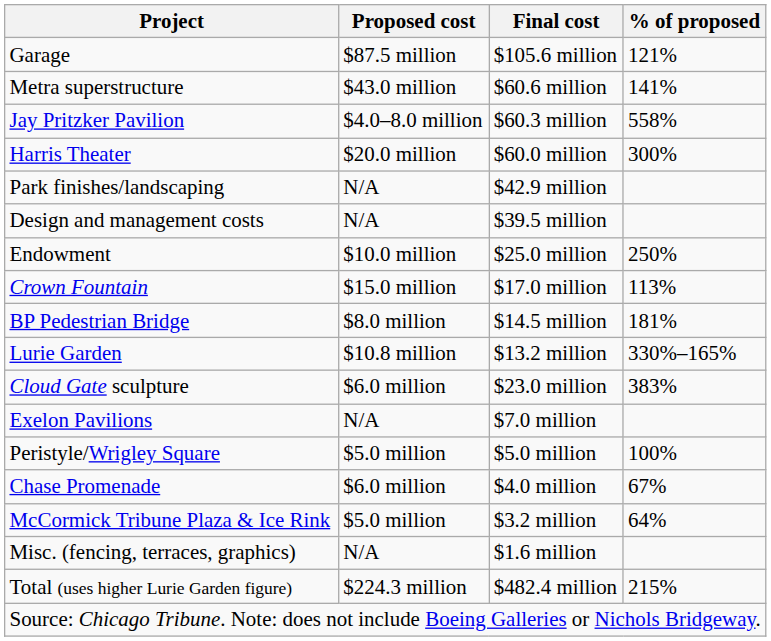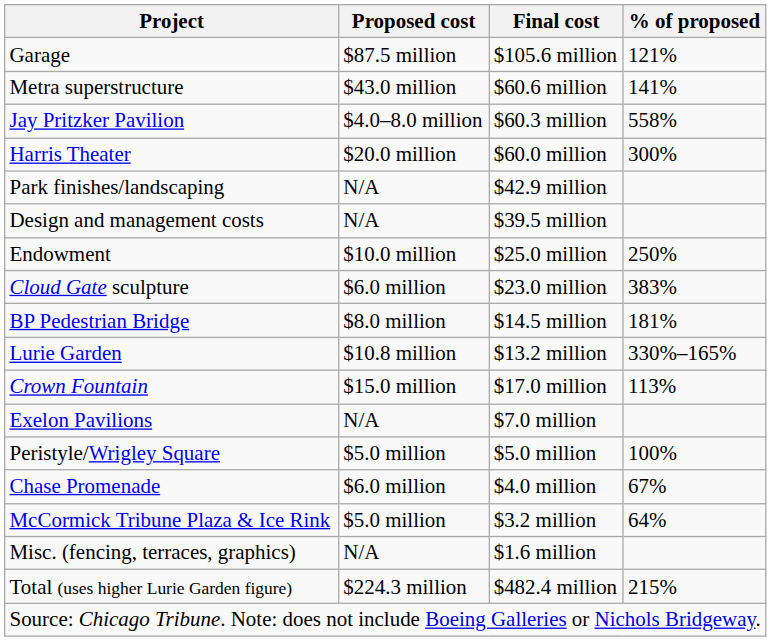rows swapped: (79, 287) <-> (99, 386)
